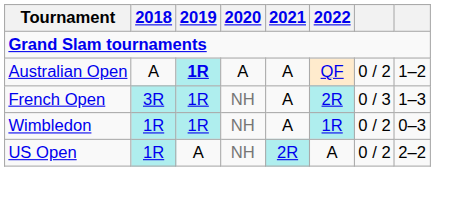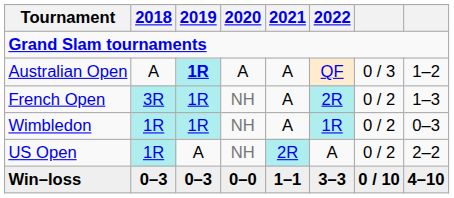(374, 71) 0 / 2 -> (379, 71) 0 / 3
(374, 98) 0 / 3 -> (379, 98) 0 / 2
+ row: (45, 179)
